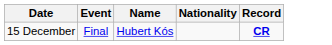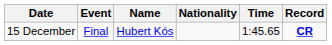+ column: (261, 13)
